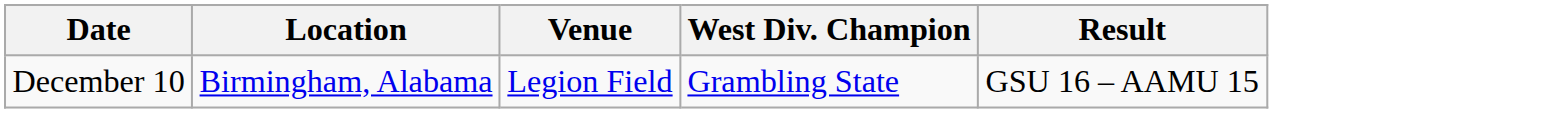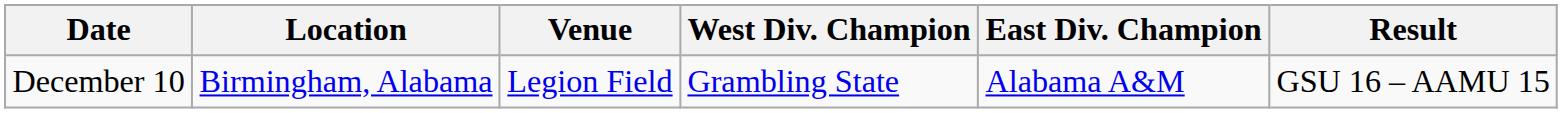+ column: (1124, 30)
